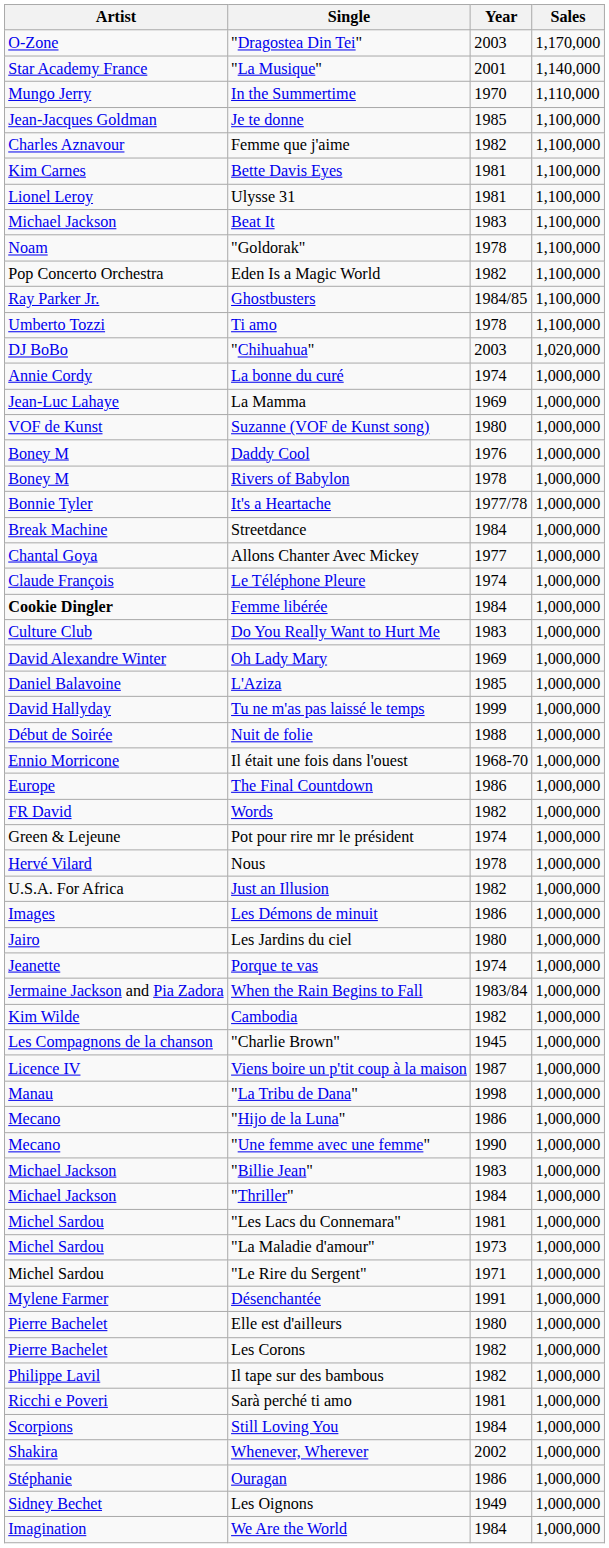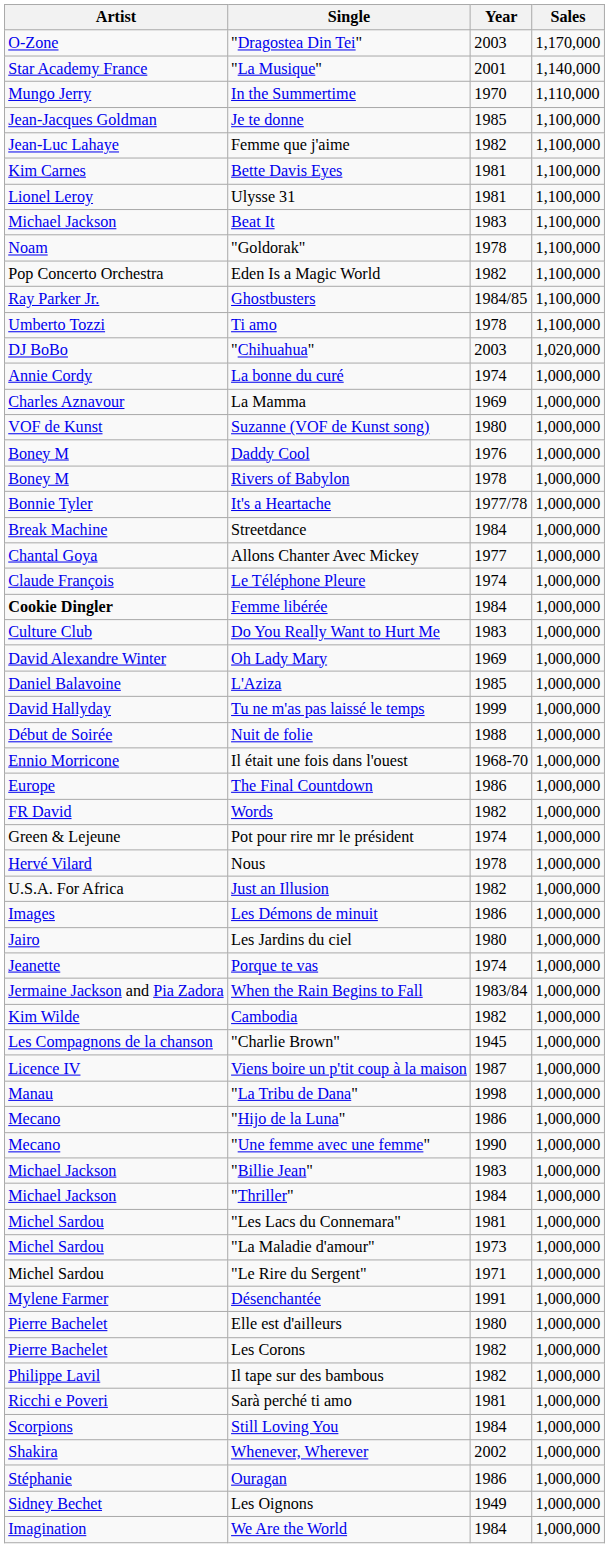(66, 145) Charles Aznavour -> (64, 145) Jean-Luc Lahaye
(64, 401) Jean-Luc Lahaye -> (66, 401) Charles Aznavour
